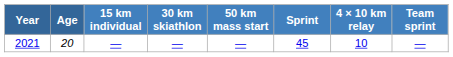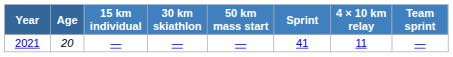(302, 43) 45 -> (302, 43) 41
(361, 43) 10 -> (361, 43) 11
